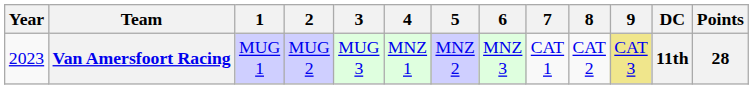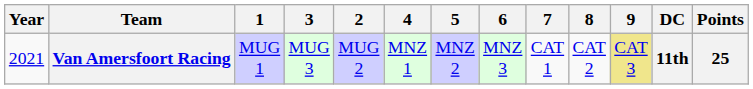columns swapped: (309, 18) <-> (359, 18)
(27, 58) 2023 -> (27, 58) 2021
(720, 58) 28 -> (720, 58) 25
